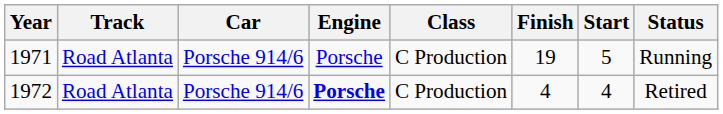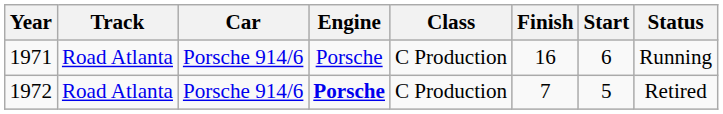(545, 57) 19 -> (545, 57) 16
(606, 57) 5 -> (606, 57) 6
(545, 92) 4 -> (545, 92) 7
(606, 92) 4 -> (606, 92) 5
